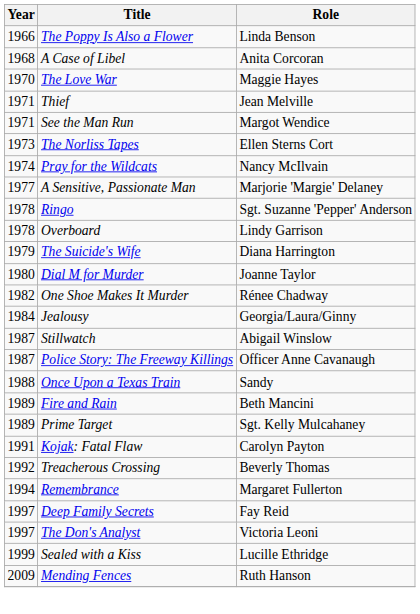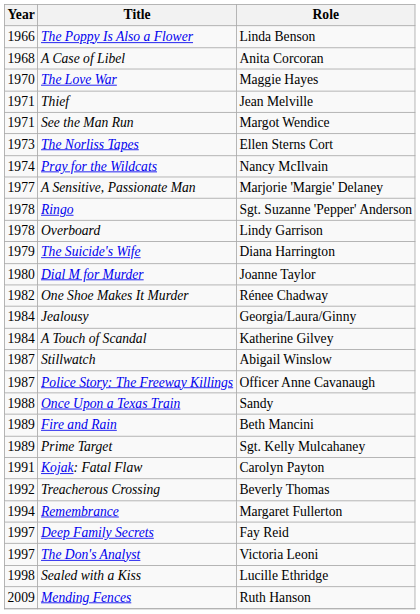+ row: (94, 338)
(21, 554) 1999 -> (21, 576) 1998
